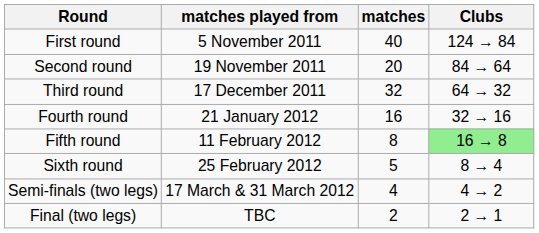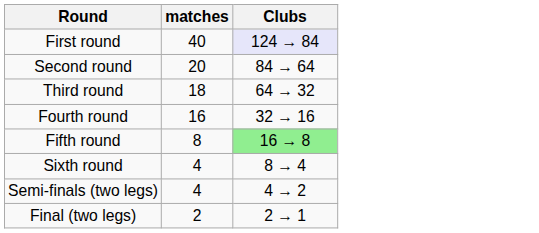- column: (260, 16)
(481, 41) no background -> (285, 41) lavender background
(393, 91) 32 -> (197, 91) 18
(393, 166) 5 -> (197, 166) 4
